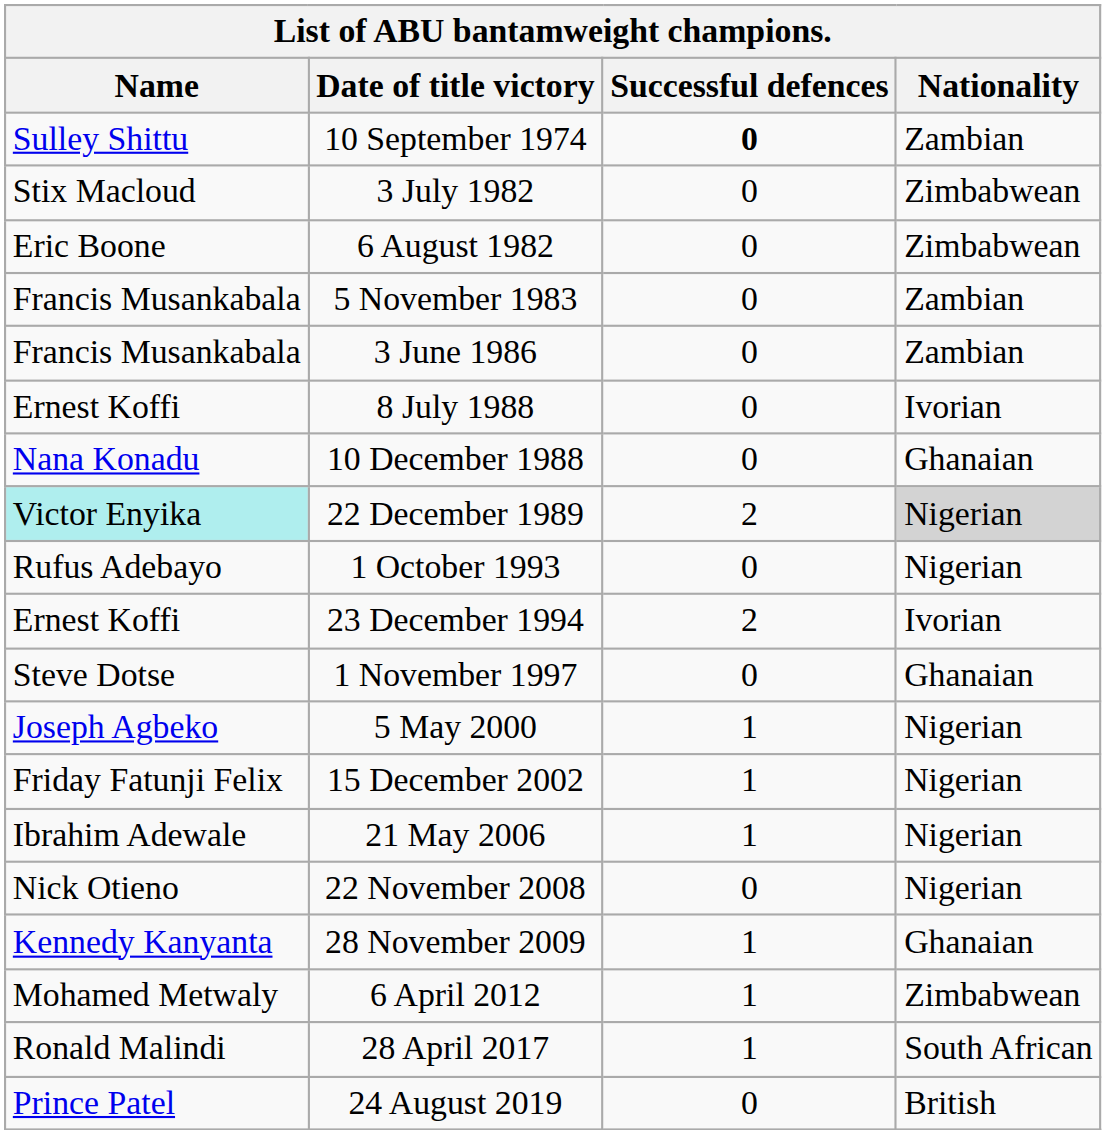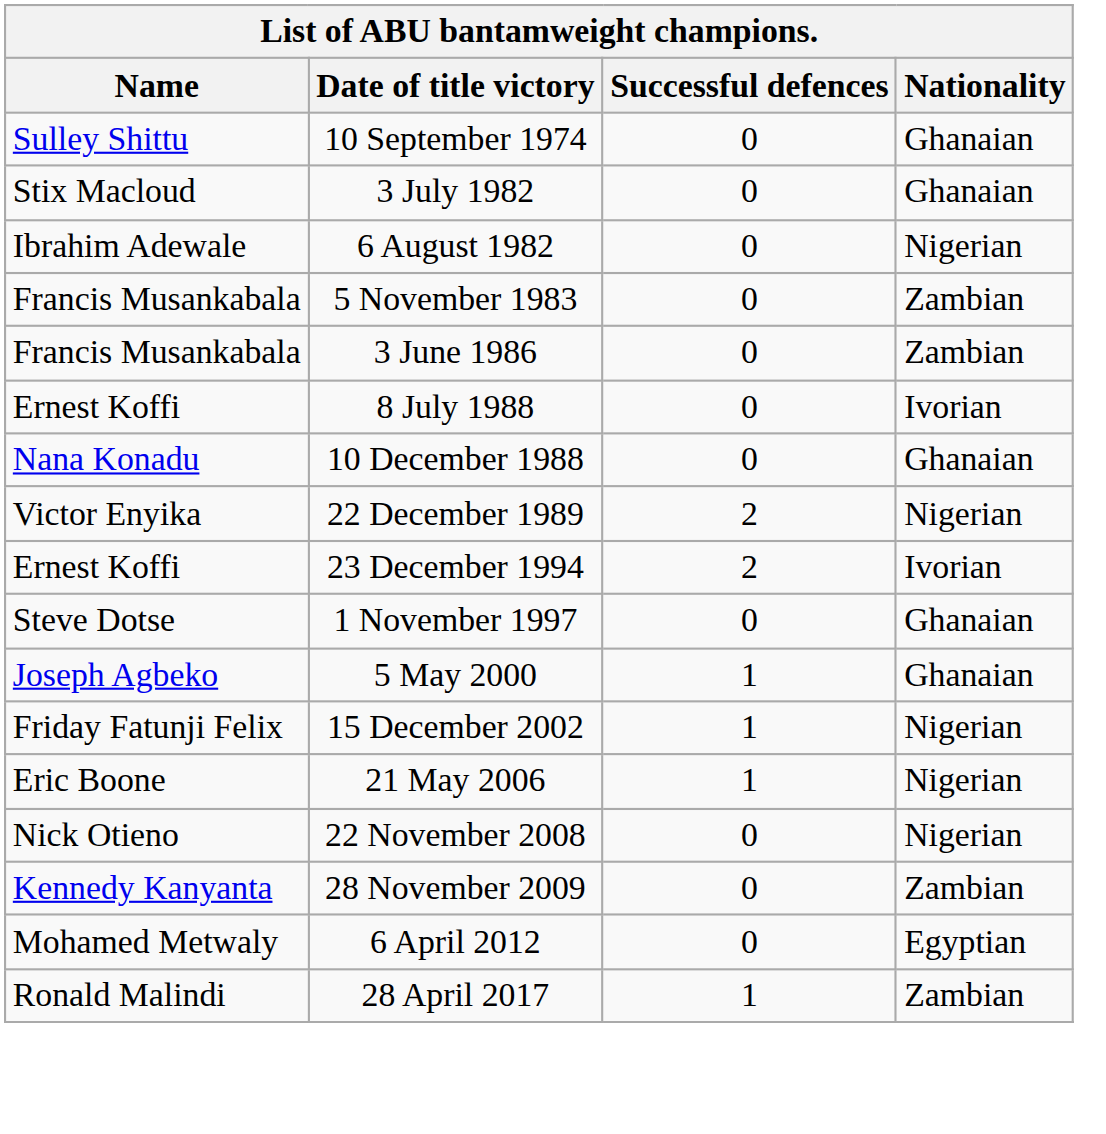(749, 138) bold -> (749, 138) normal
(964, 138) Zambian -> (969, 138) Ghanaian
(992, 191) Zimbabwean -> (969, 191) Ghanaian
(89, 245) Eric Boone -> (130, 245) Ibrahim Adewale
(992, 245) Zimbabwean -> (963, 245) Nigerian
(107, 513) paleturquoise background -> (107, 513) no background
(963, 513) lightgrey background -> (963, 513) no background
- row: (455, 566)
(963, 727) Nigerian -> (969, 673) Ghanaian
(130, 834) Ibrahim Adewale -> (89, 780) Eric Boone
(749, 941) 1 -> (749, 887) 0
(969, 941) Ghanaian -> (964, 887) Zambian
(749, 995) 1 -> (749, 941) 0
(992, 995) Zimbabwean -> (965, 941) Egyptian
(998, 1048) South African -> (964, 995) Zambian
- row: (455, 1102)
